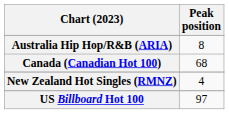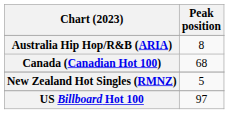(201, 81) 4 -> (201, 81) 5
